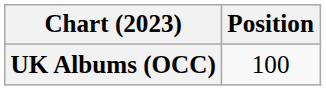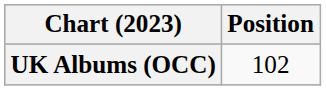(271, 64) 100 -> (271, 64) 102
